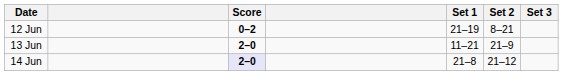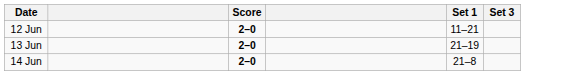- column: (502, 12)
(247, 29) 0–2 -> (247, 29) 2–0
(465, 29) 21–19 -> (465, 29) 11–21
(465, 45) 11–21 -> (465, 45) 21–19
(247, 62) lavender background -> (247, 62) no background
